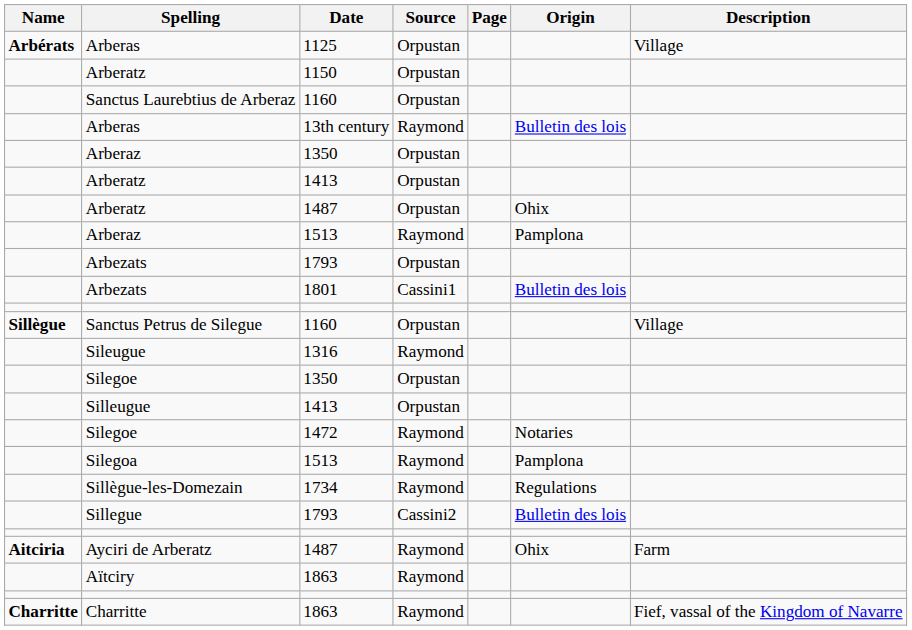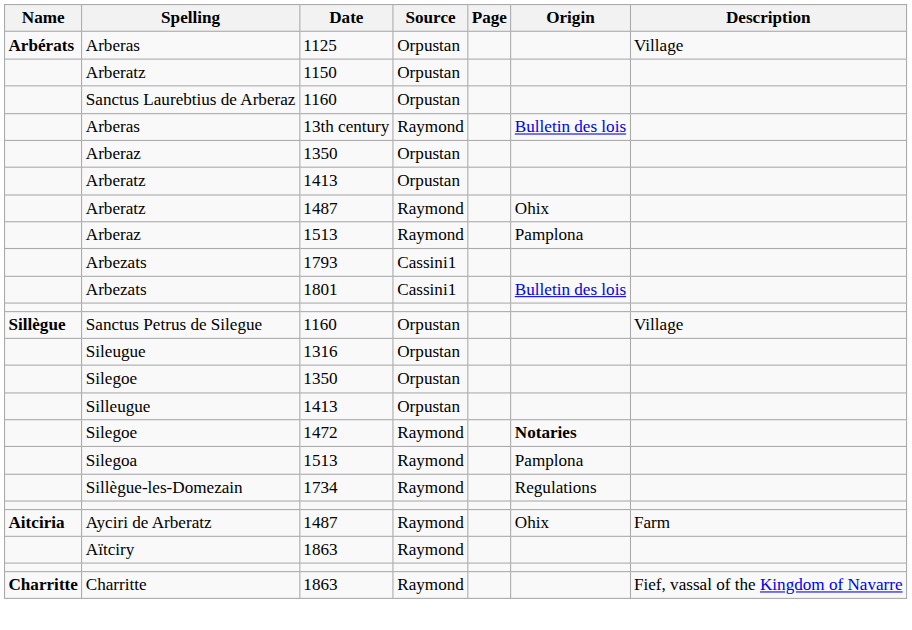(429, 208) Orpustan -> (431, 208) Raymond
(429, 262) Orpustan -> (427, 262) Cassini1
(431, 351) Raymond -> (429, 351) Orpustan
(544, 433) normal -> (546, 433) bold
- row: (114, 514)
